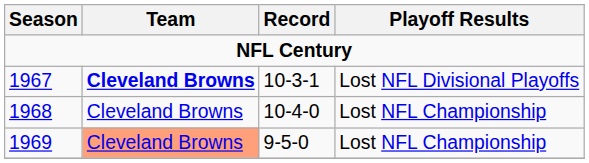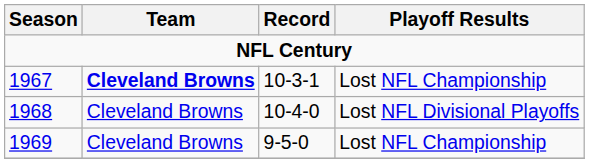(459, 81) Lost NFL Divisional Playoffs -> (443, 81) Lost NFL Championship
(443, 111) Lost NFL Championship -> (459, 111) Lost NFL Divisional Playoffs
(165, 142) lightsalmon background -> (165, 142) no background
